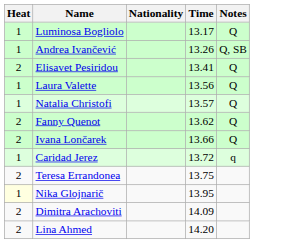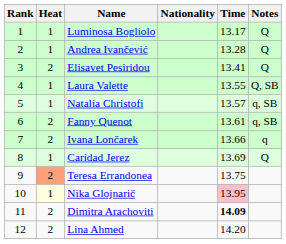+ column: (20, 13)
(201, 49) 13.26 -> (233, 49) 13.28
(233, 49) Q, SB -> (265, 49) Q
(201, 85) 13.56 -> (233, 85) 13.55
(233, 85) Q -> (265, 85) Q, SB
(233, 103) Q -> (265, 103) q, SB
(201, 121) 13.62 -> (233, 121) 13.61
(233, 121) Q -> (265, 121) q, SB
(233, 139) Q -> (265, 139) q
(201, 157) 13.72 -> (233, 157) 13.69
(233, 157) q -> (265, 157) Q
(19, 175) no background -> (50, 175) lightsalmon background
(201, 193) no background -> (233, 193) pink background
(201, 211) normal -> (233, 211) bold
